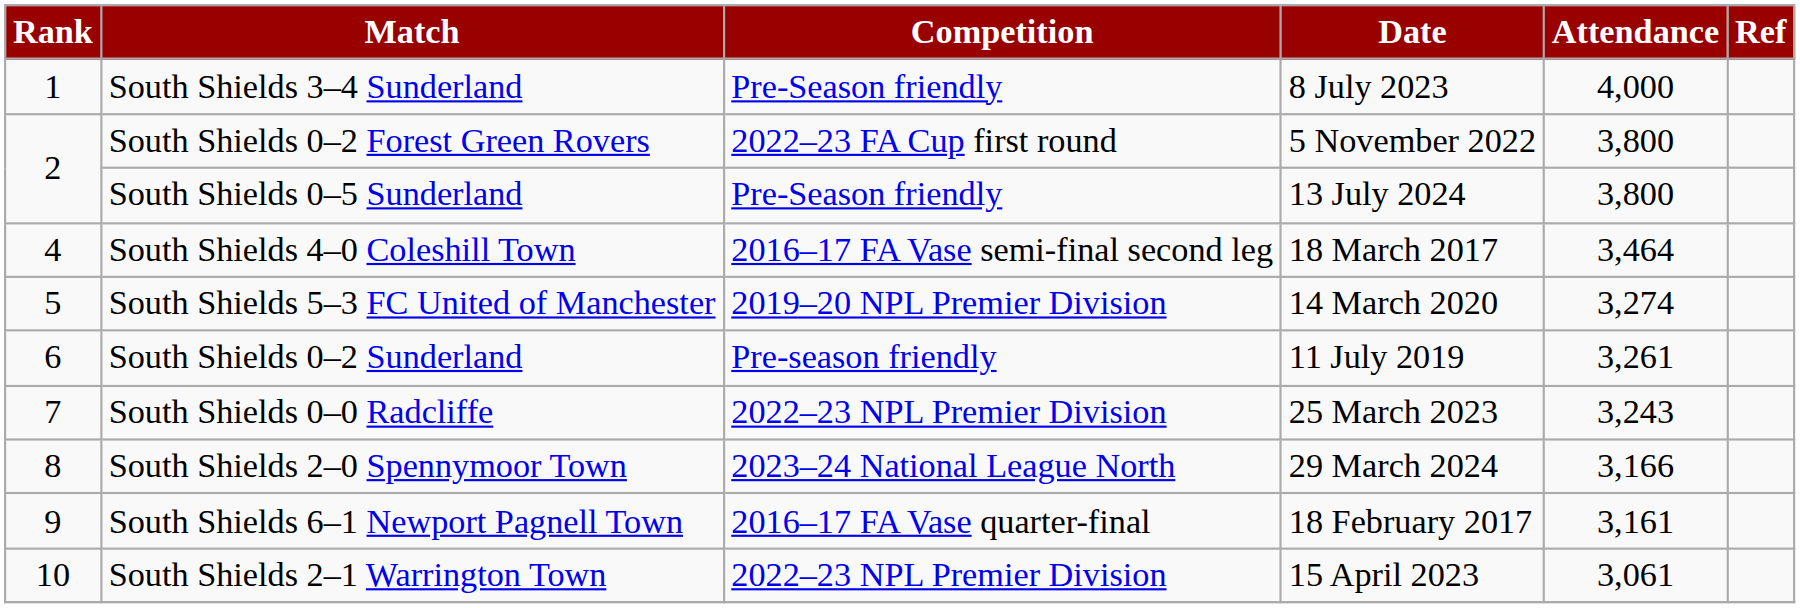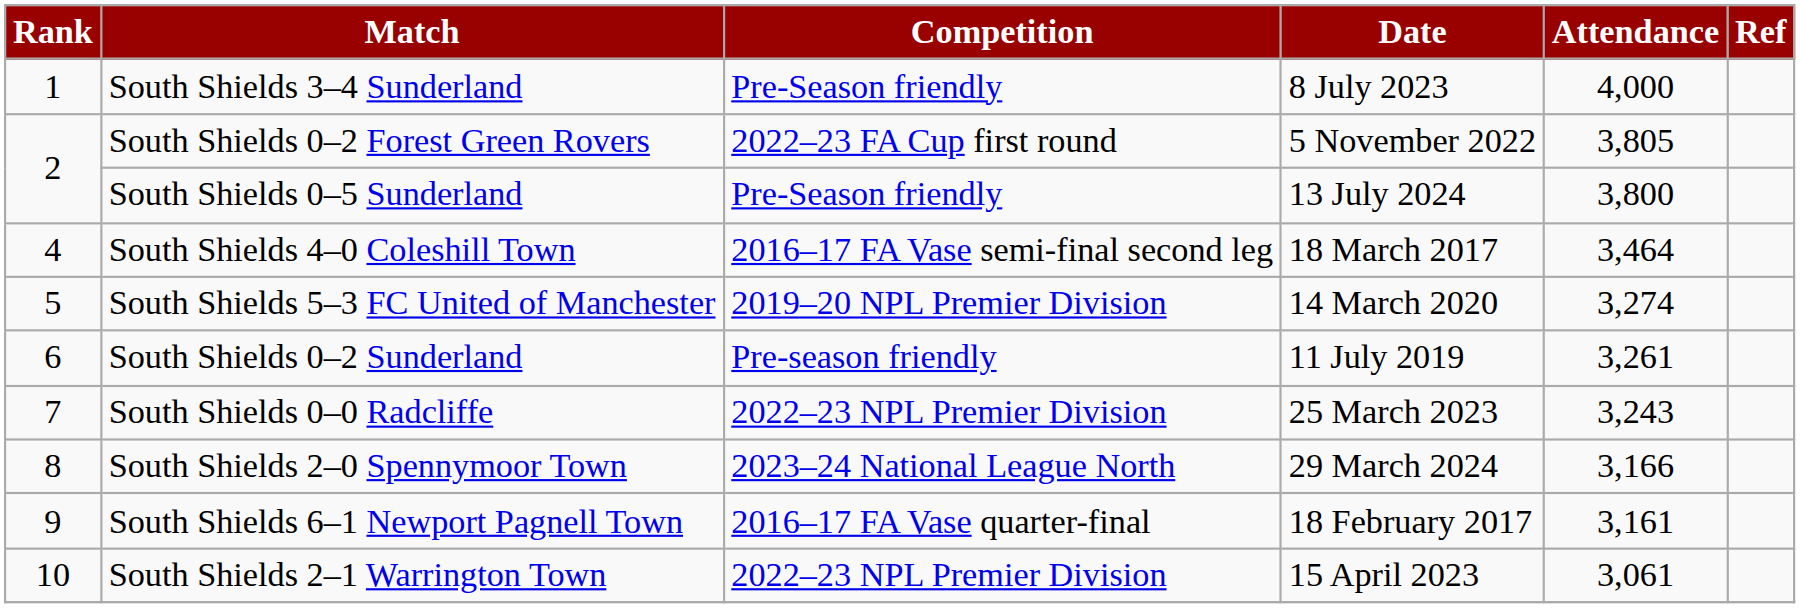(1636, 140) 3,800 -> (1636, 140) 3,805
